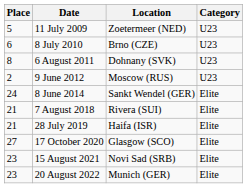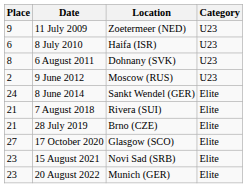(9, 28) 5 -> (9, 28) 9
(133, 45) Brno (CZE) -> (132, 45) Haifa (ISR)
(132, 126) Haifa (ISR) -> (133, 126) Brno (CZE)
